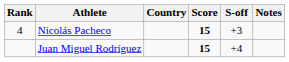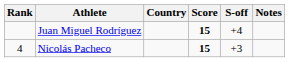rows swapped: (90, 48) <-> (74, 30)
